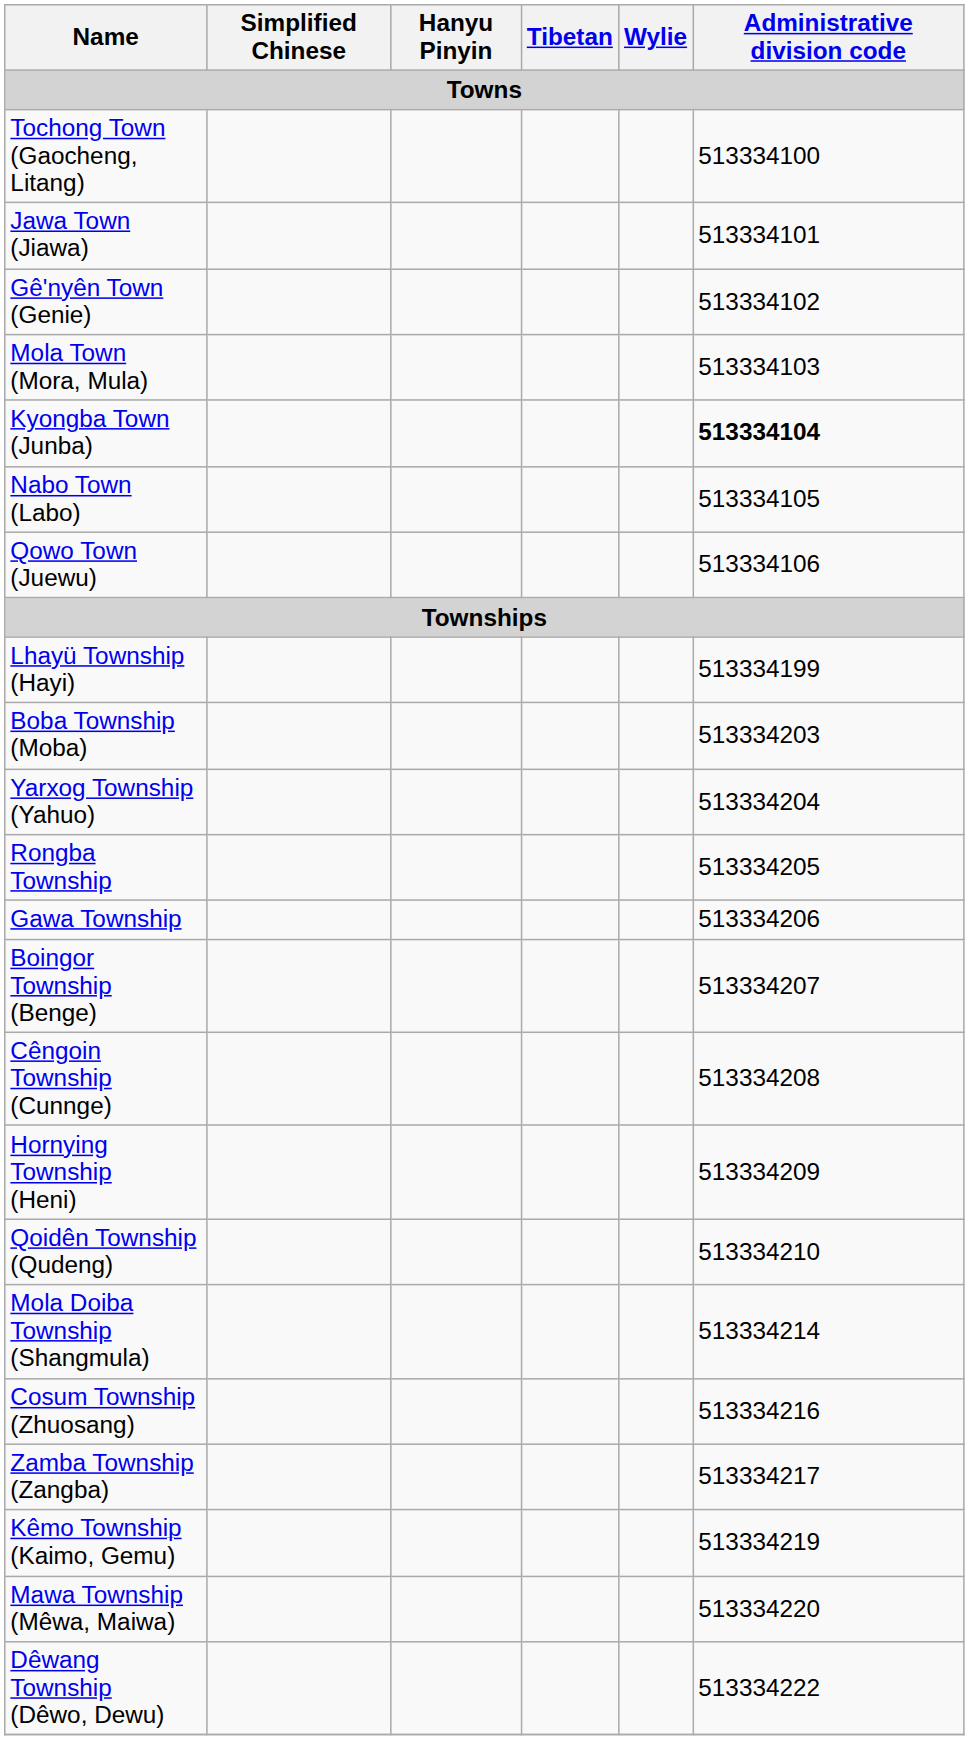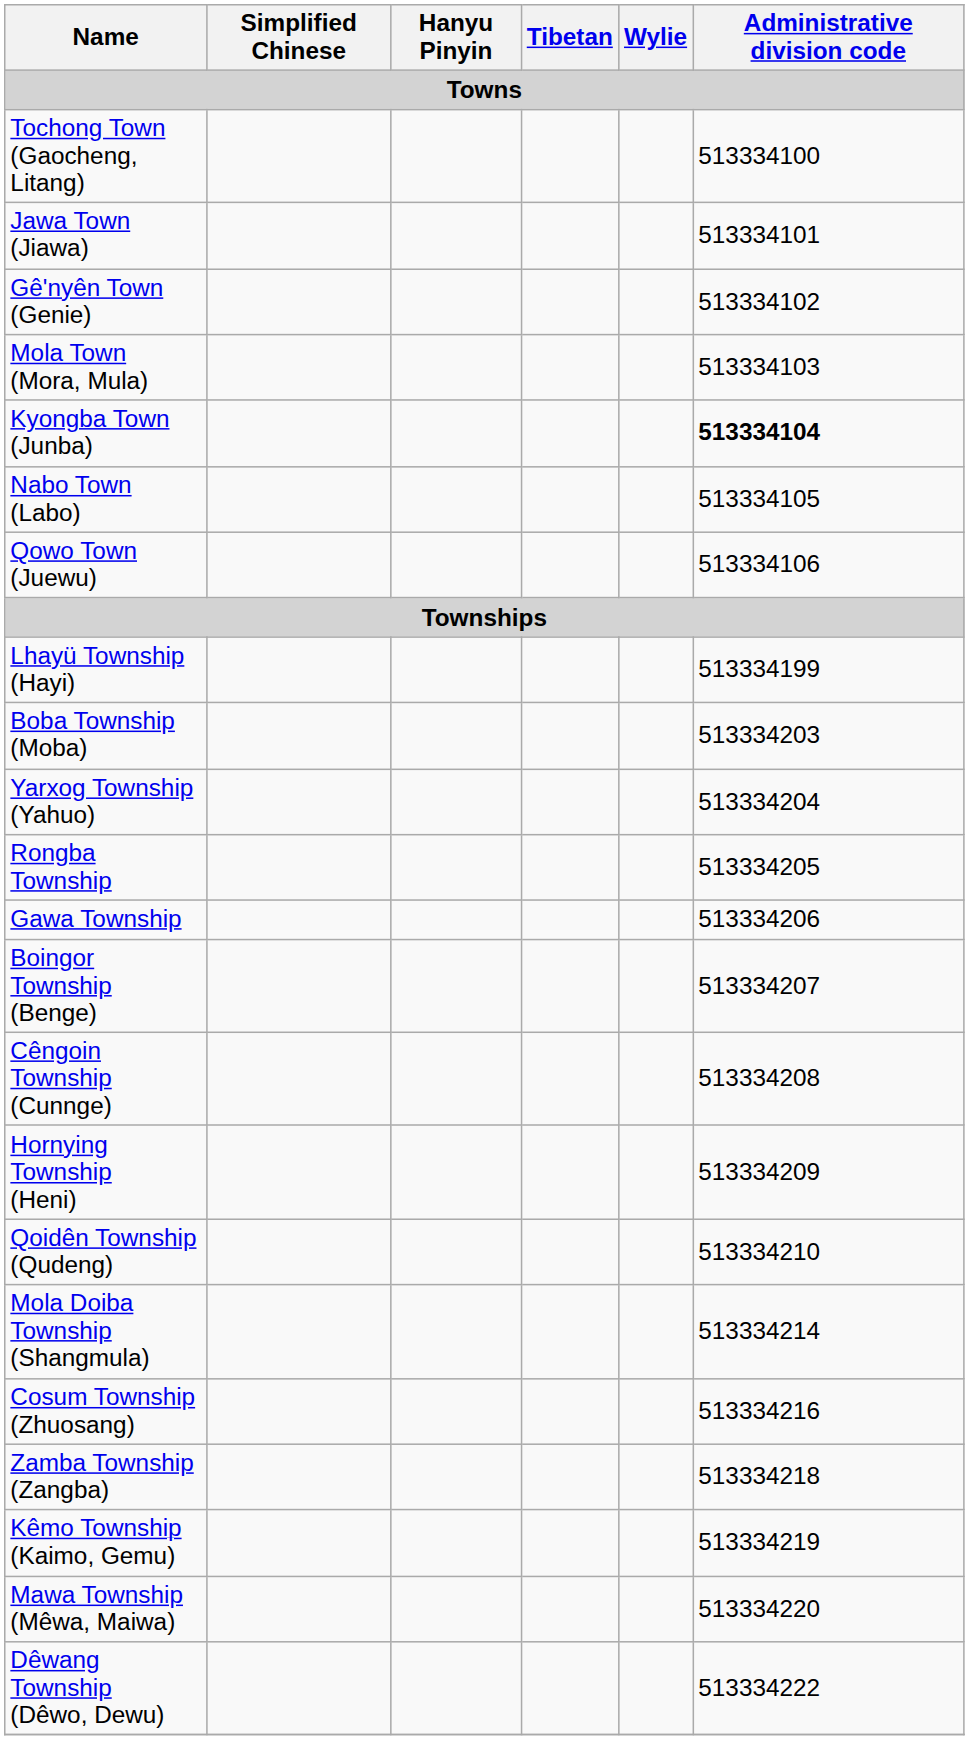(759, 1476) 513334217 -> (759, 1476) 513334218
